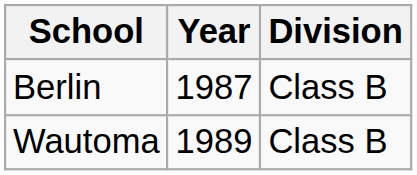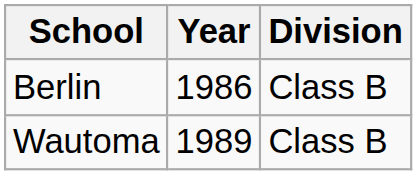(214, 86) 1987 -> (214, 86) 1986
